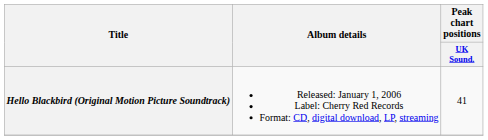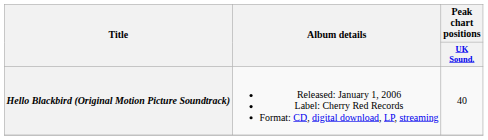(462, 100) 41 -> (462, 100) 40
